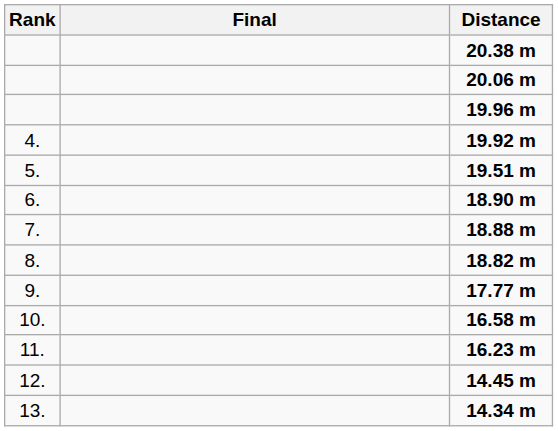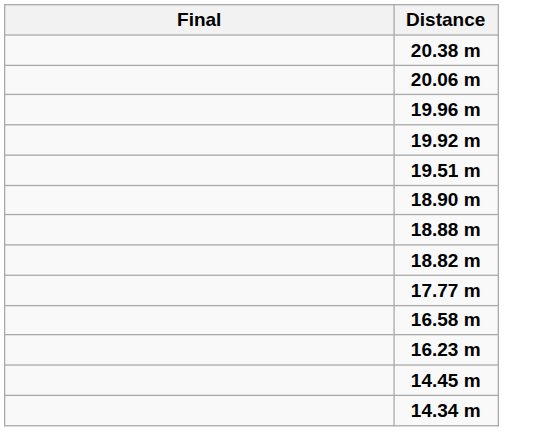- column: (32, 20)
